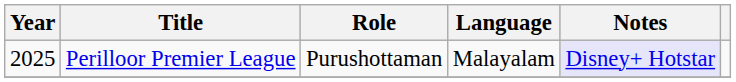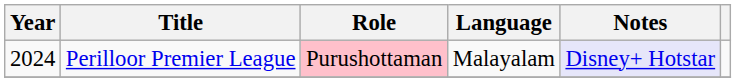(33, 58) 2025 -> (33, 58) 2024
(374, 58) no background -> (374, 58) pink background
